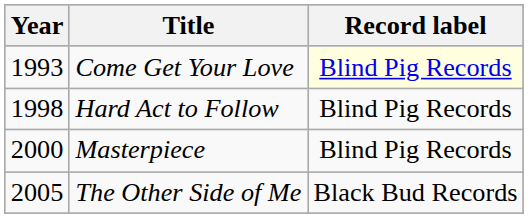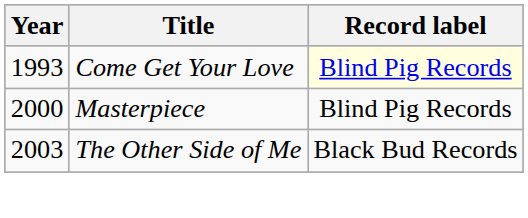- row: (177, 108)
(37, 191) 2005 -> (37, 150) 2003
